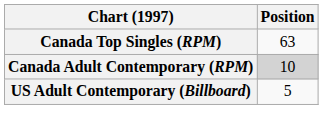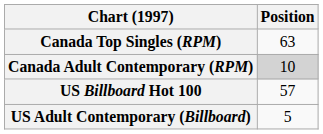+ row: (131, 91)
